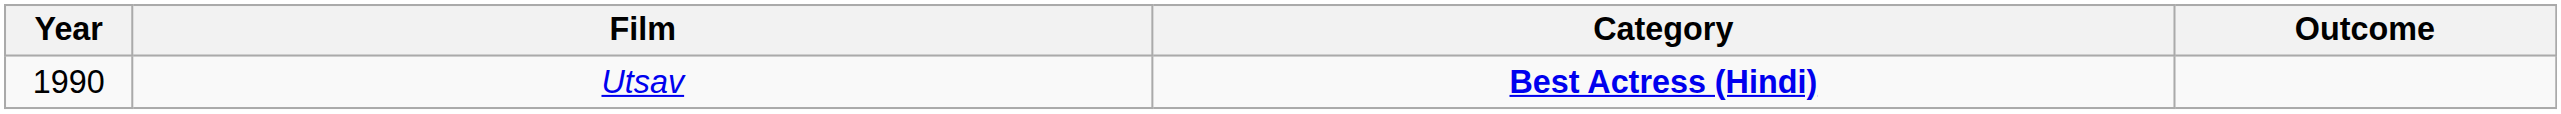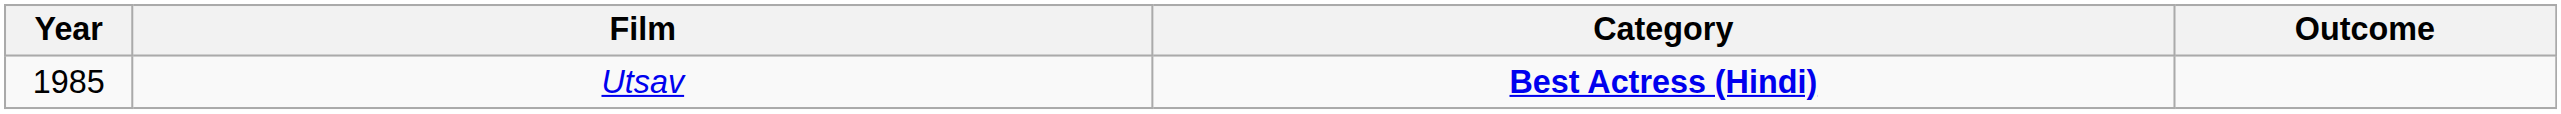(69, 81) 1990 -> (69, 81) 1985
